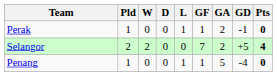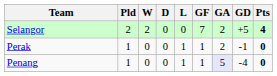rows swapped: (26, 46) <-> (19, 29)
(222, 63) no background -> (222, 63) lavender background
